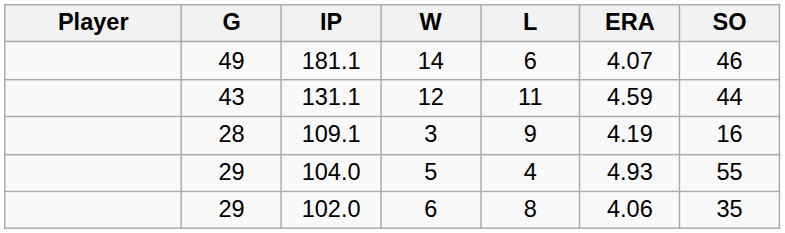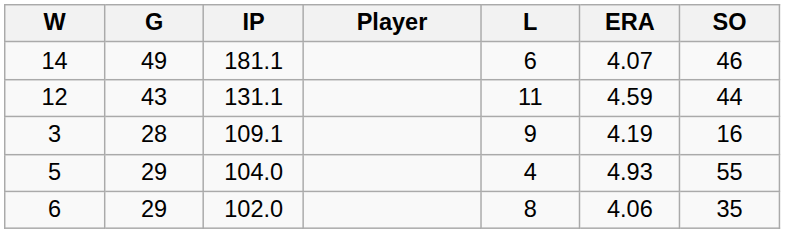columns swapped: (93, 23) <-> (431, 23)
